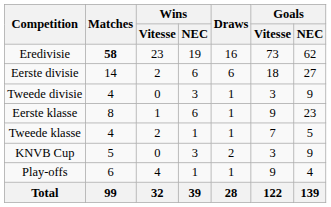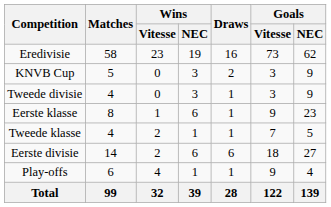(111, 53) bold -> (111, 53) normal
rows swapped: (45, 73) <-> (45, 152)
